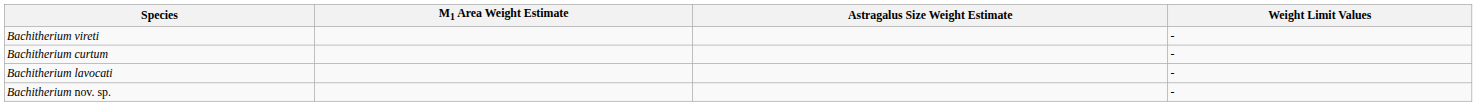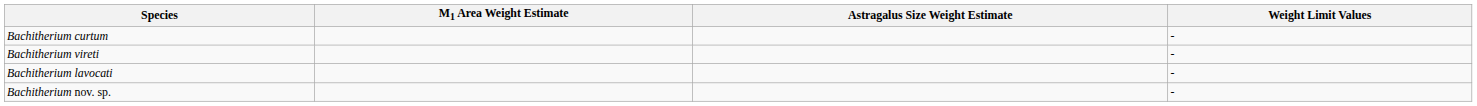rows swapped: (53, 35) <-> (58, 54)
